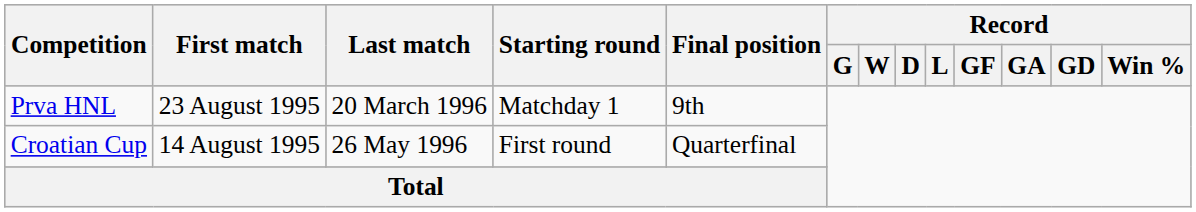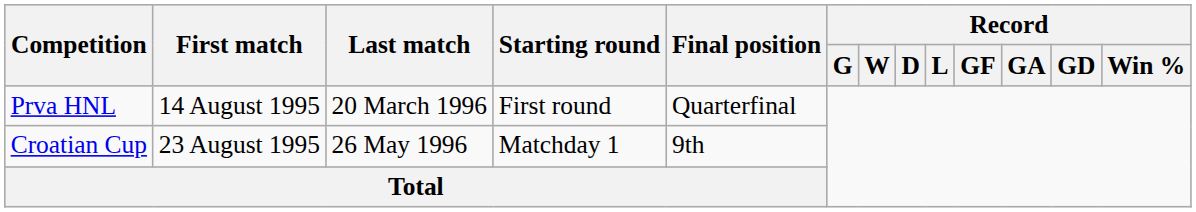(239, 105) 23 August 1995 -> (239, 105) 14 August 1995
(559, 105) Matchday 1 -> (555, 105) First round
(688, 105) 9th -> (734, 105) Quarterfinal
(239, 145) 14 August 1995 -> (239, 145) 23 August 1995
(555, 145) First round -> (559, 145) Matchday 1
(734, 145) Quarterfinal -> (688, 145) 9th
